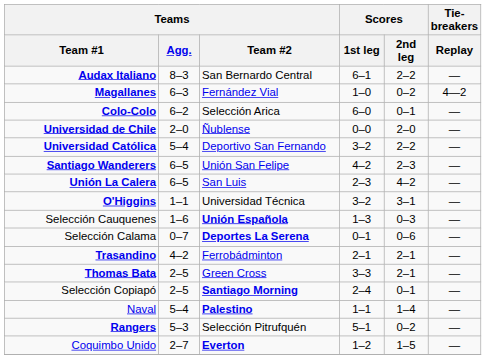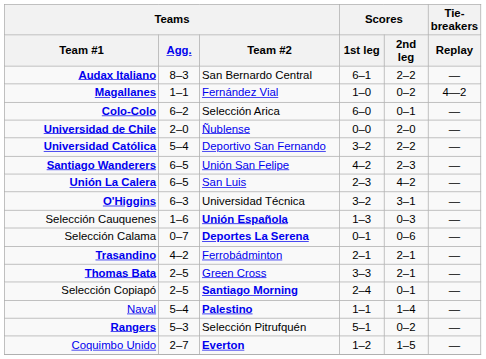(179, 93) 6–3 -> (179, 93) 1–1
(179, 201) 1–1 -> (179, 201) 6–3
